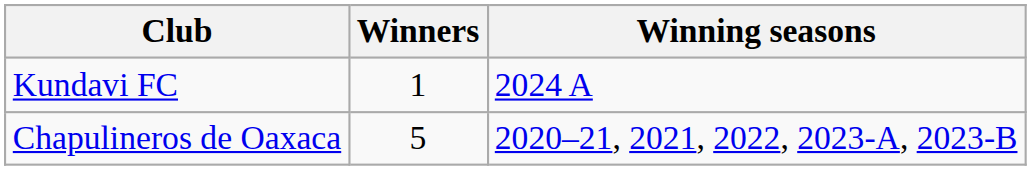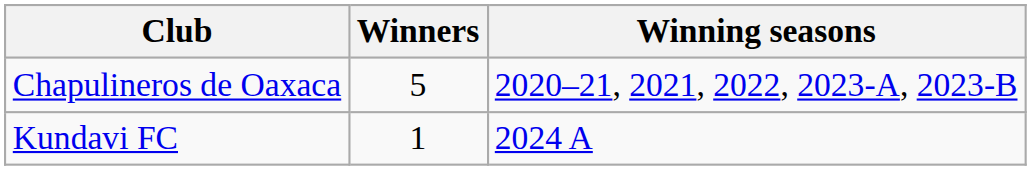rows swapped: (177, 137) <-> (95, 84)
